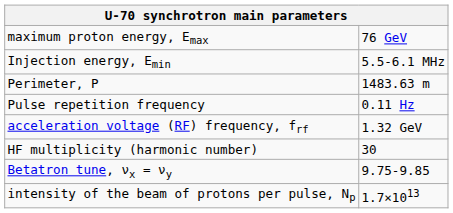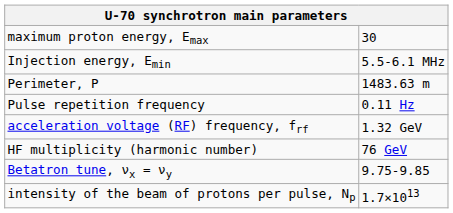(384, 38) 76 GeV -> (369, 38) 30
(369, 149) 30 -> (384, 149) 76 GeV
